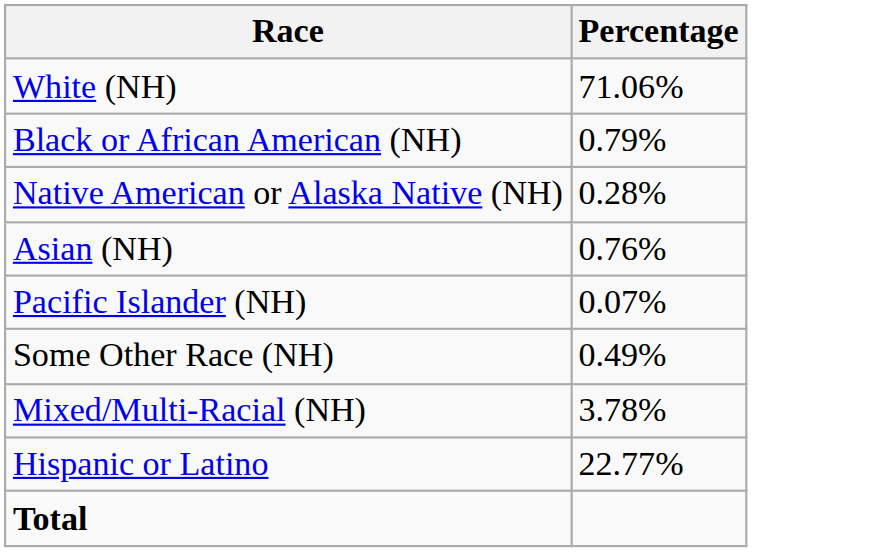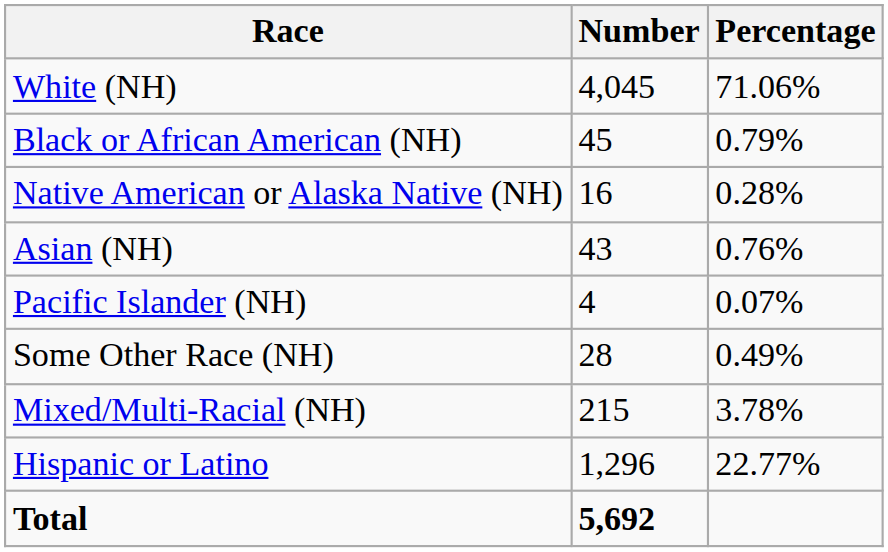+ column: (639, 31)
